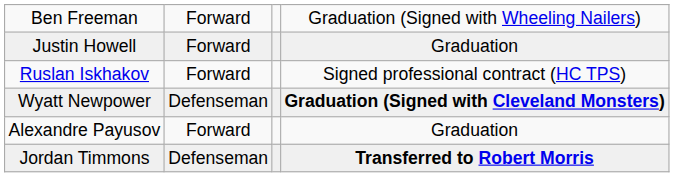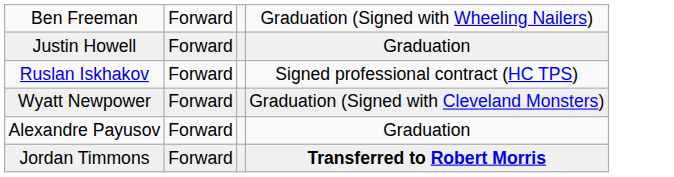(218, 102) Defenseman -> (201, 102) Forward
(475, 102) bold -> (427, 102) normal
(218, 158) Defenseman -> (201, 158) Forward
